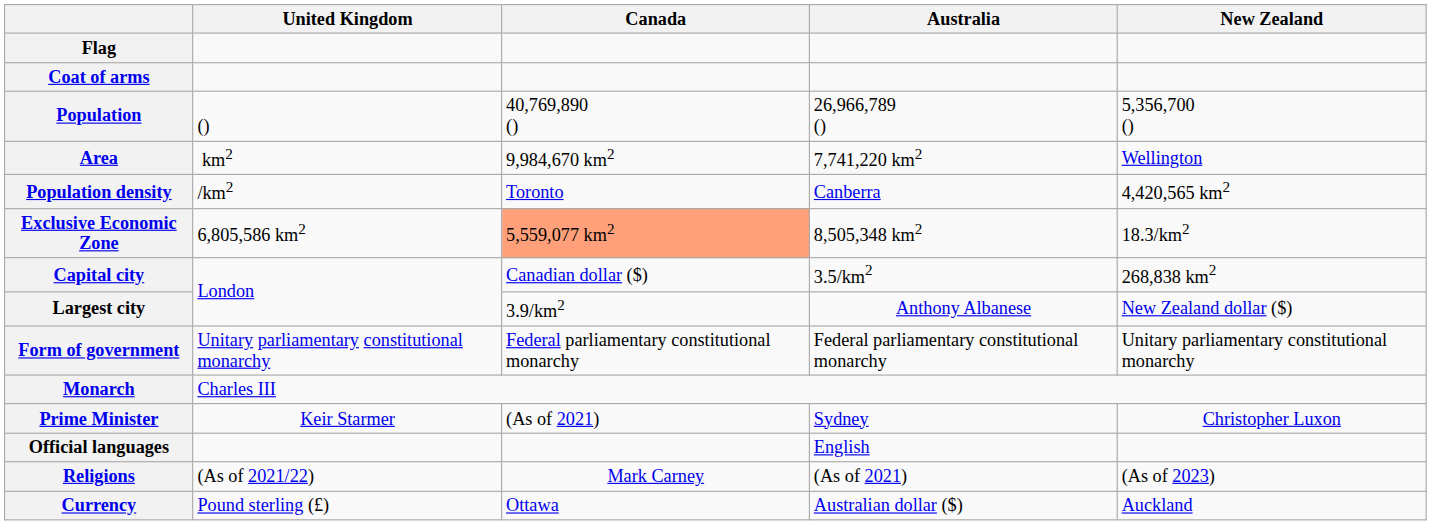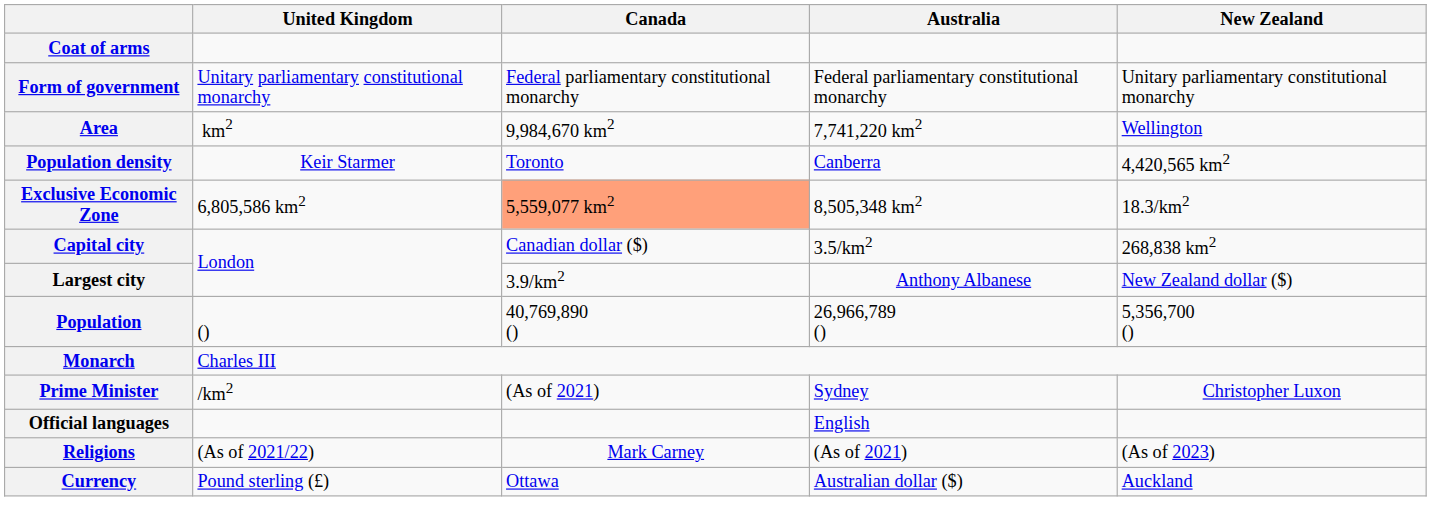- row: (99, 47)
rows swapped: (99, 116) <-> (99, 350)
(215, 191) /km2 -> (348, 162) Keir Starmer
(348, 418) Keir Starmer -> (215, 392) /km2
